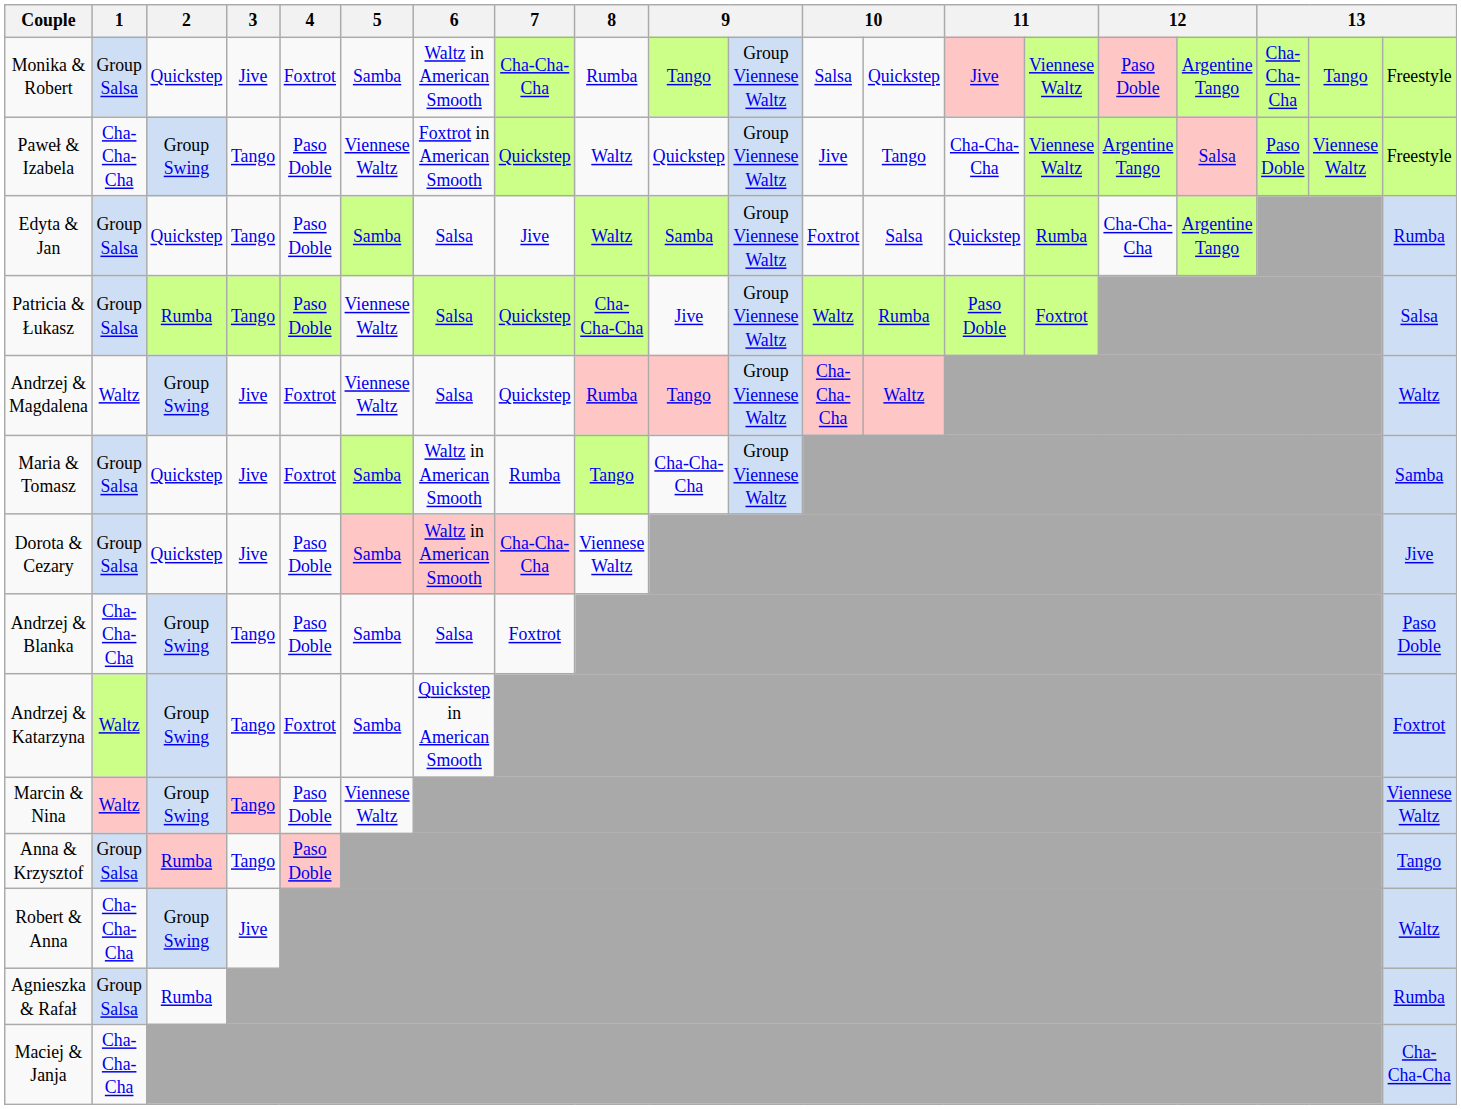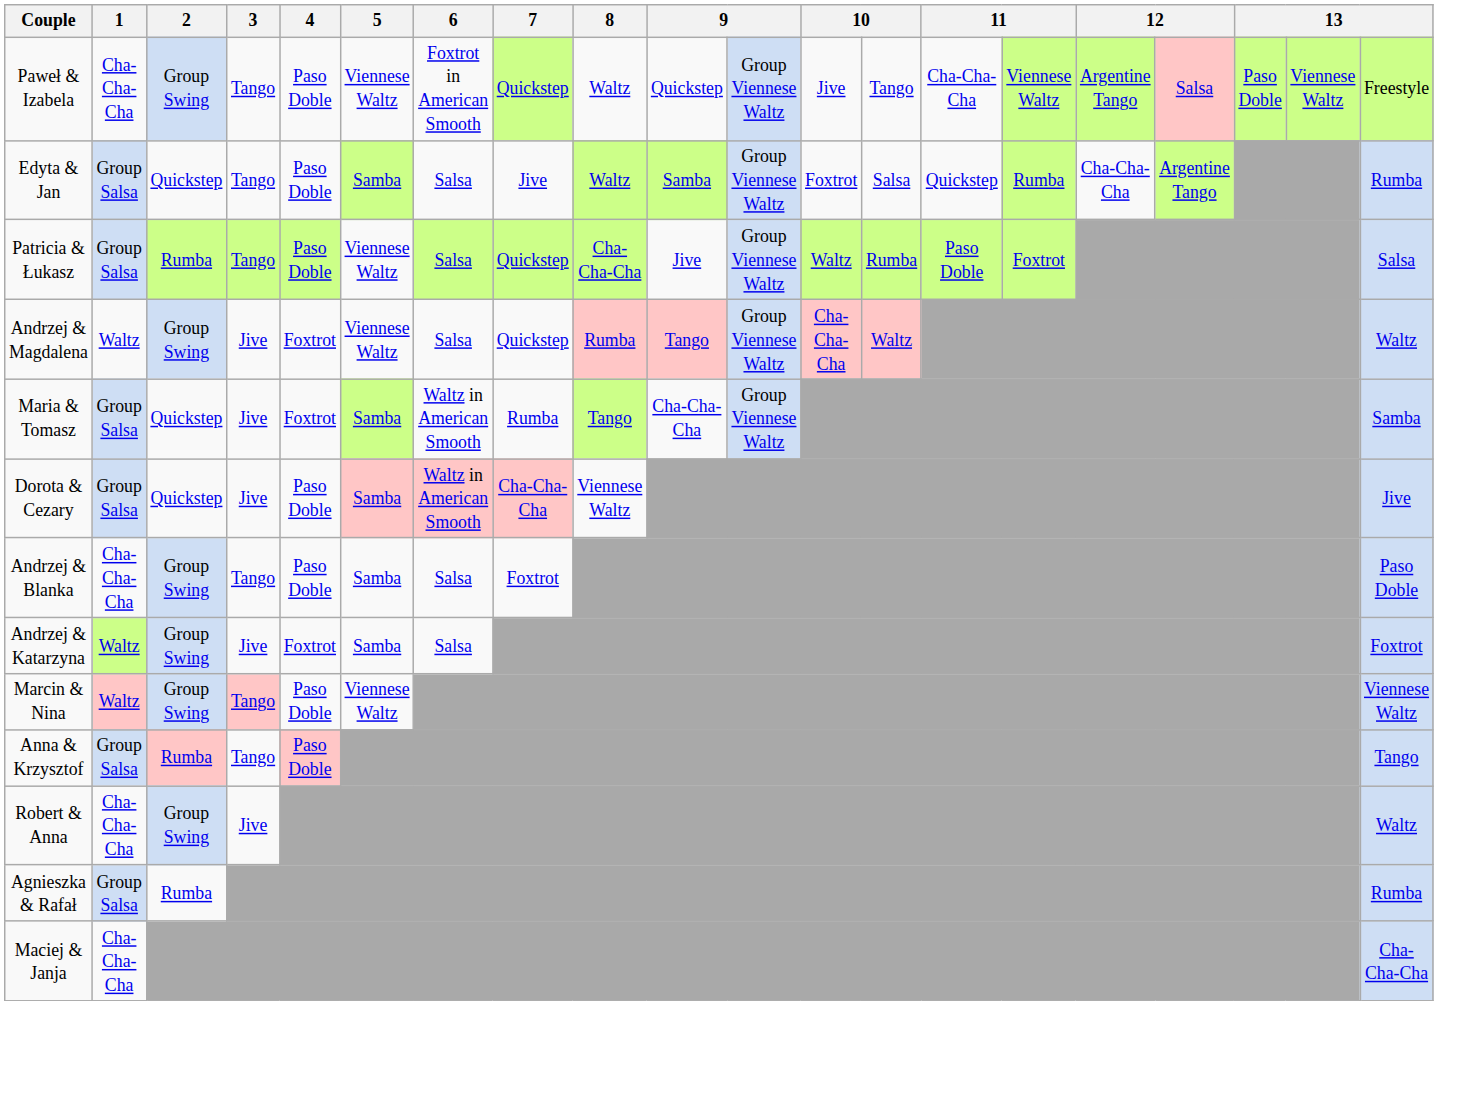- row: (48, 77)
(253, 725) Tango -> (253, 646) Jive
(454, 725) Quickstep in American Smooth -> (453, 646) Salsa
